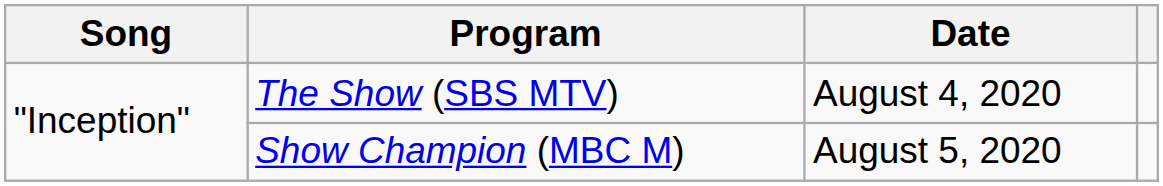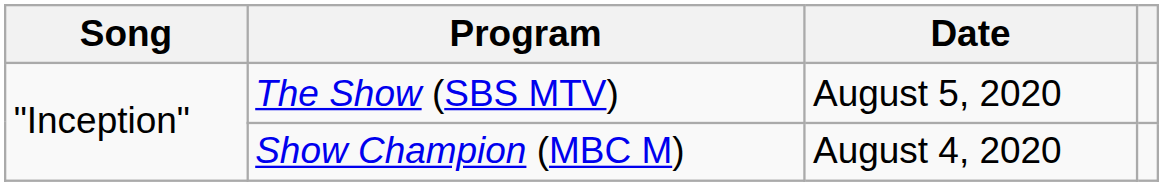(937, 92) August 4, 2020 -> (937, 92) August 5, 2020
(937, 151) August 5, 2020 -> (937, 151) August 4, 2020
